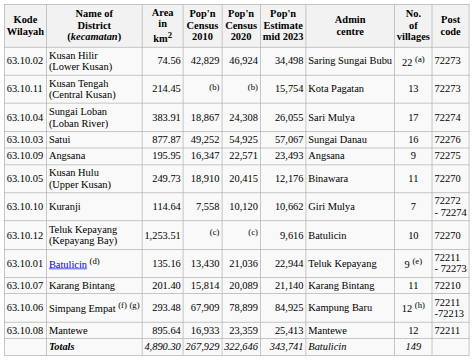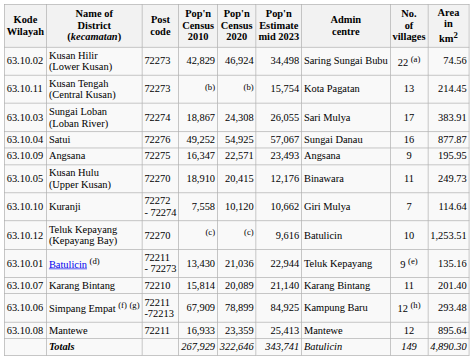columns swapped: (163, 25) <-> (451, 25)
(25, 117) 63.10.04 -> (25, 117) 63.10.03
(25, 140) 63.10.03 -> (25, 140) 63.10.04
